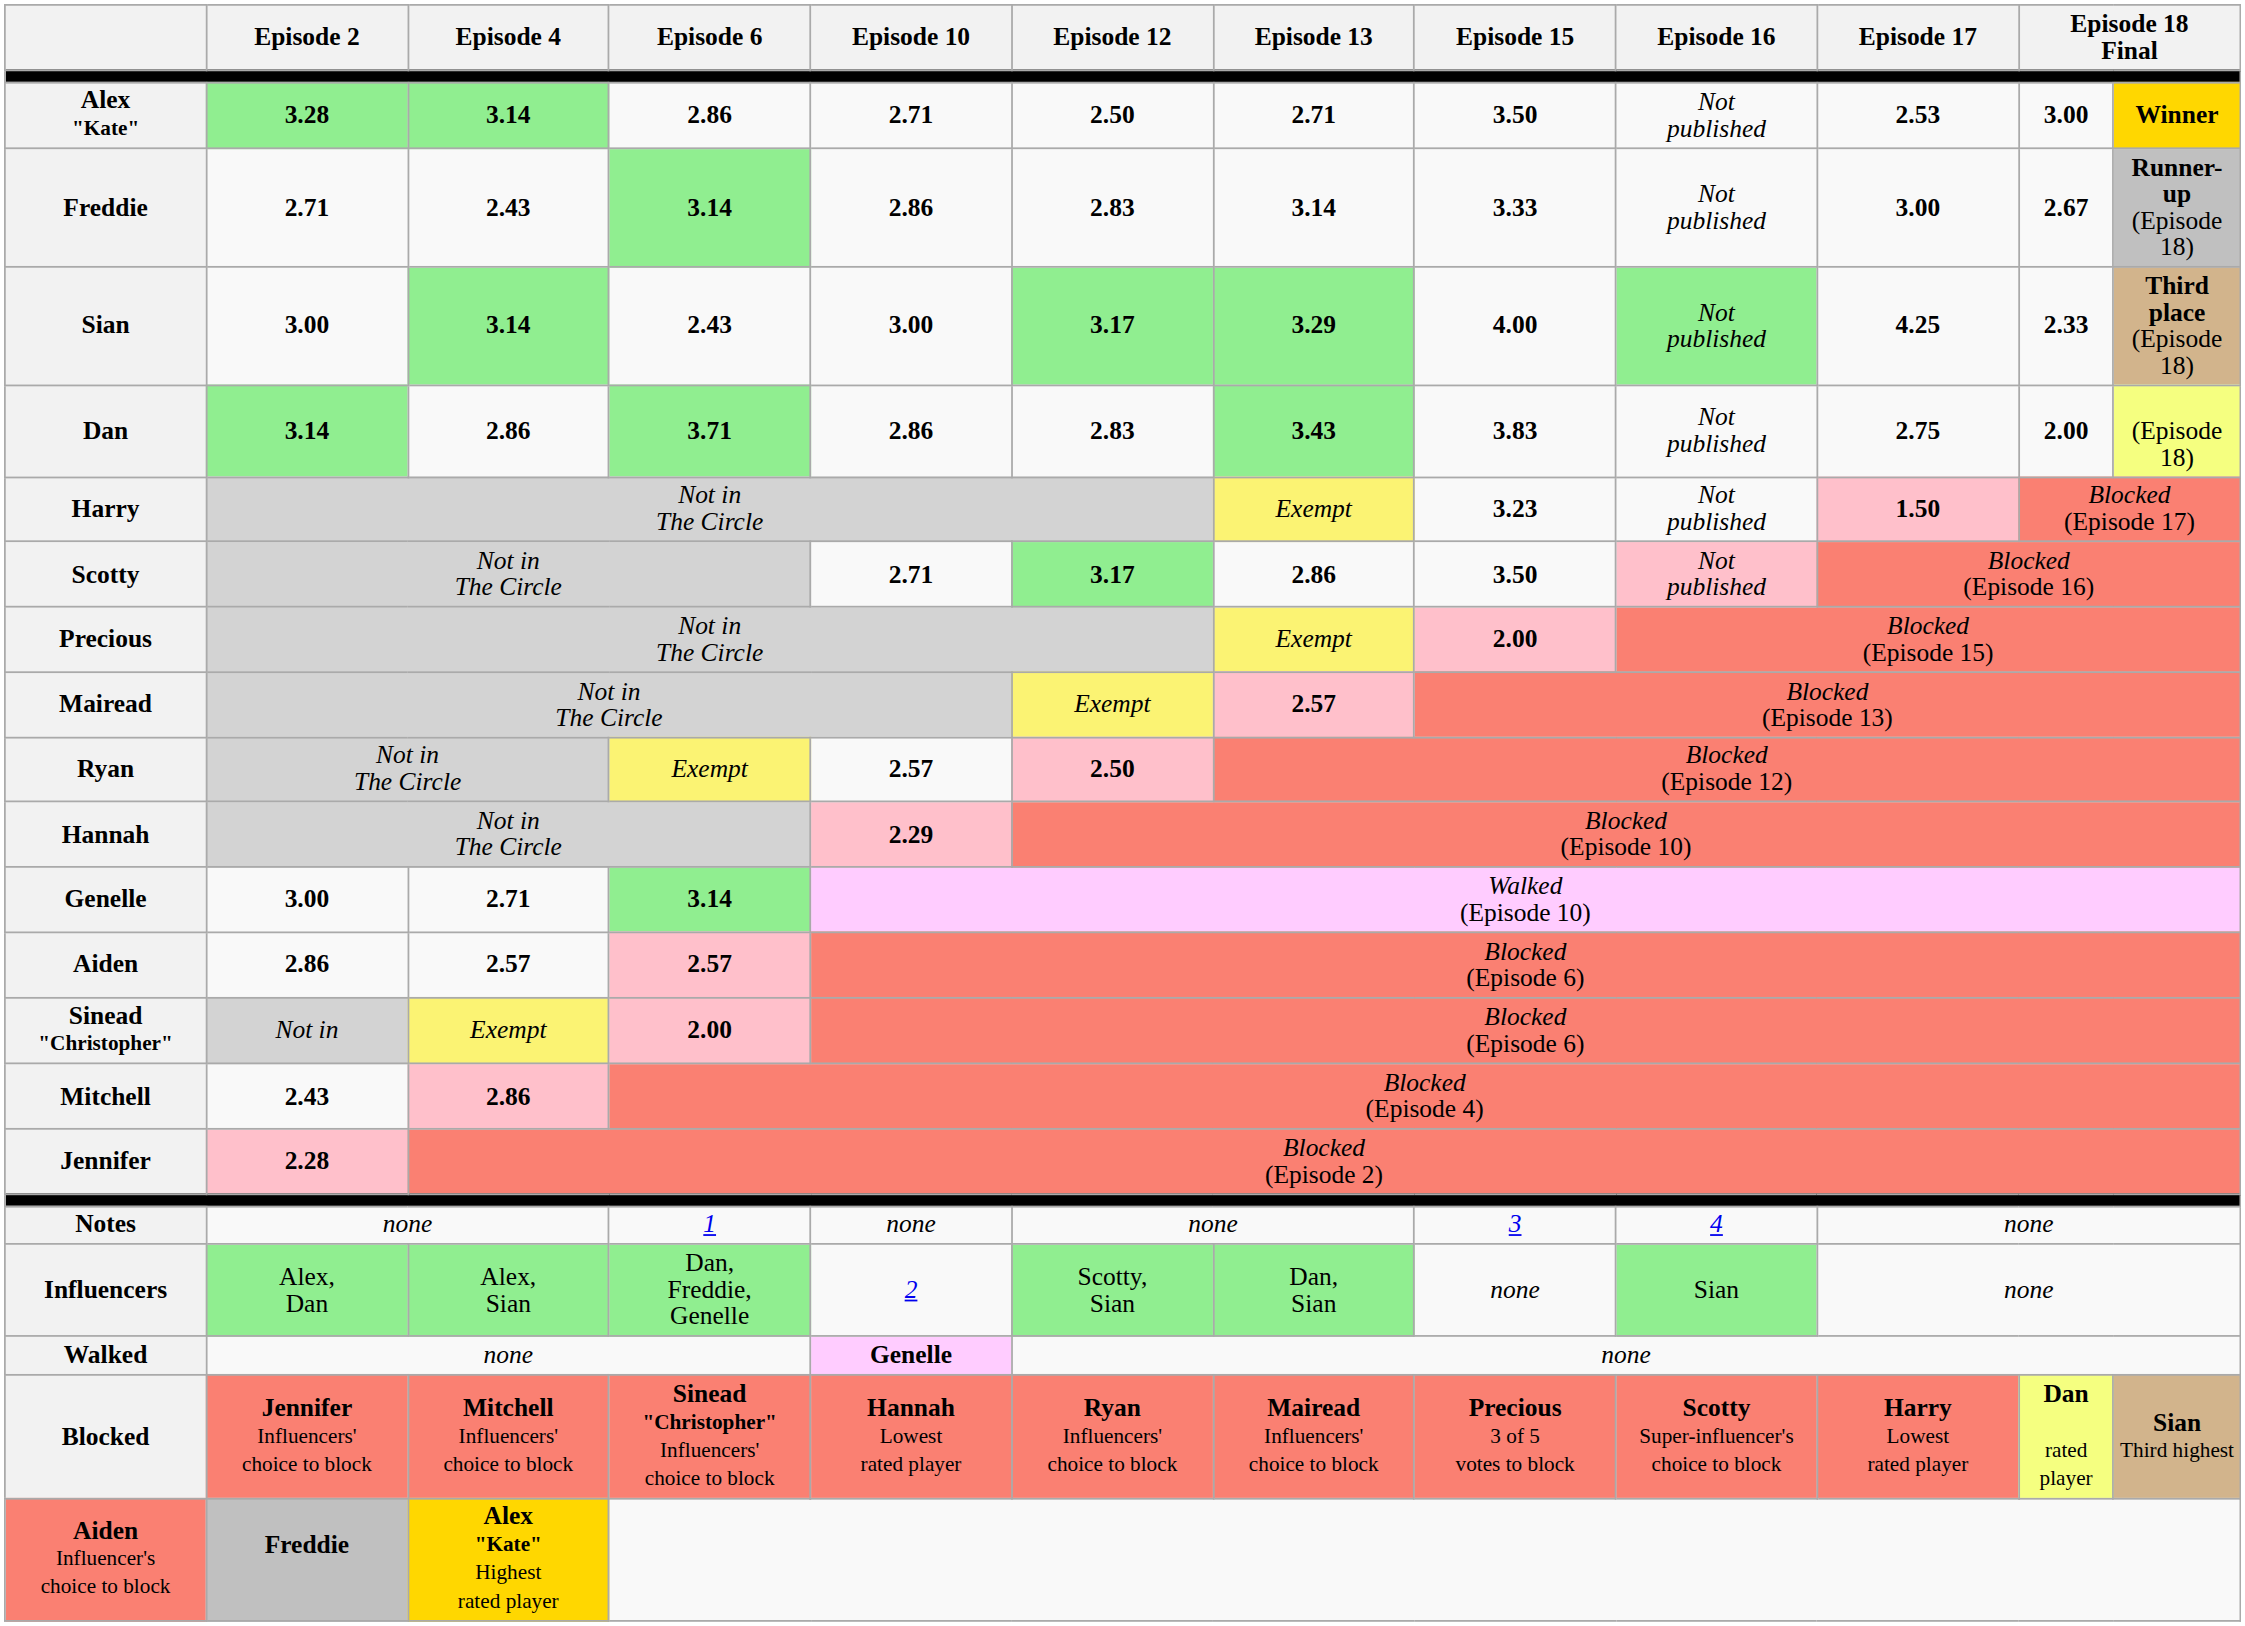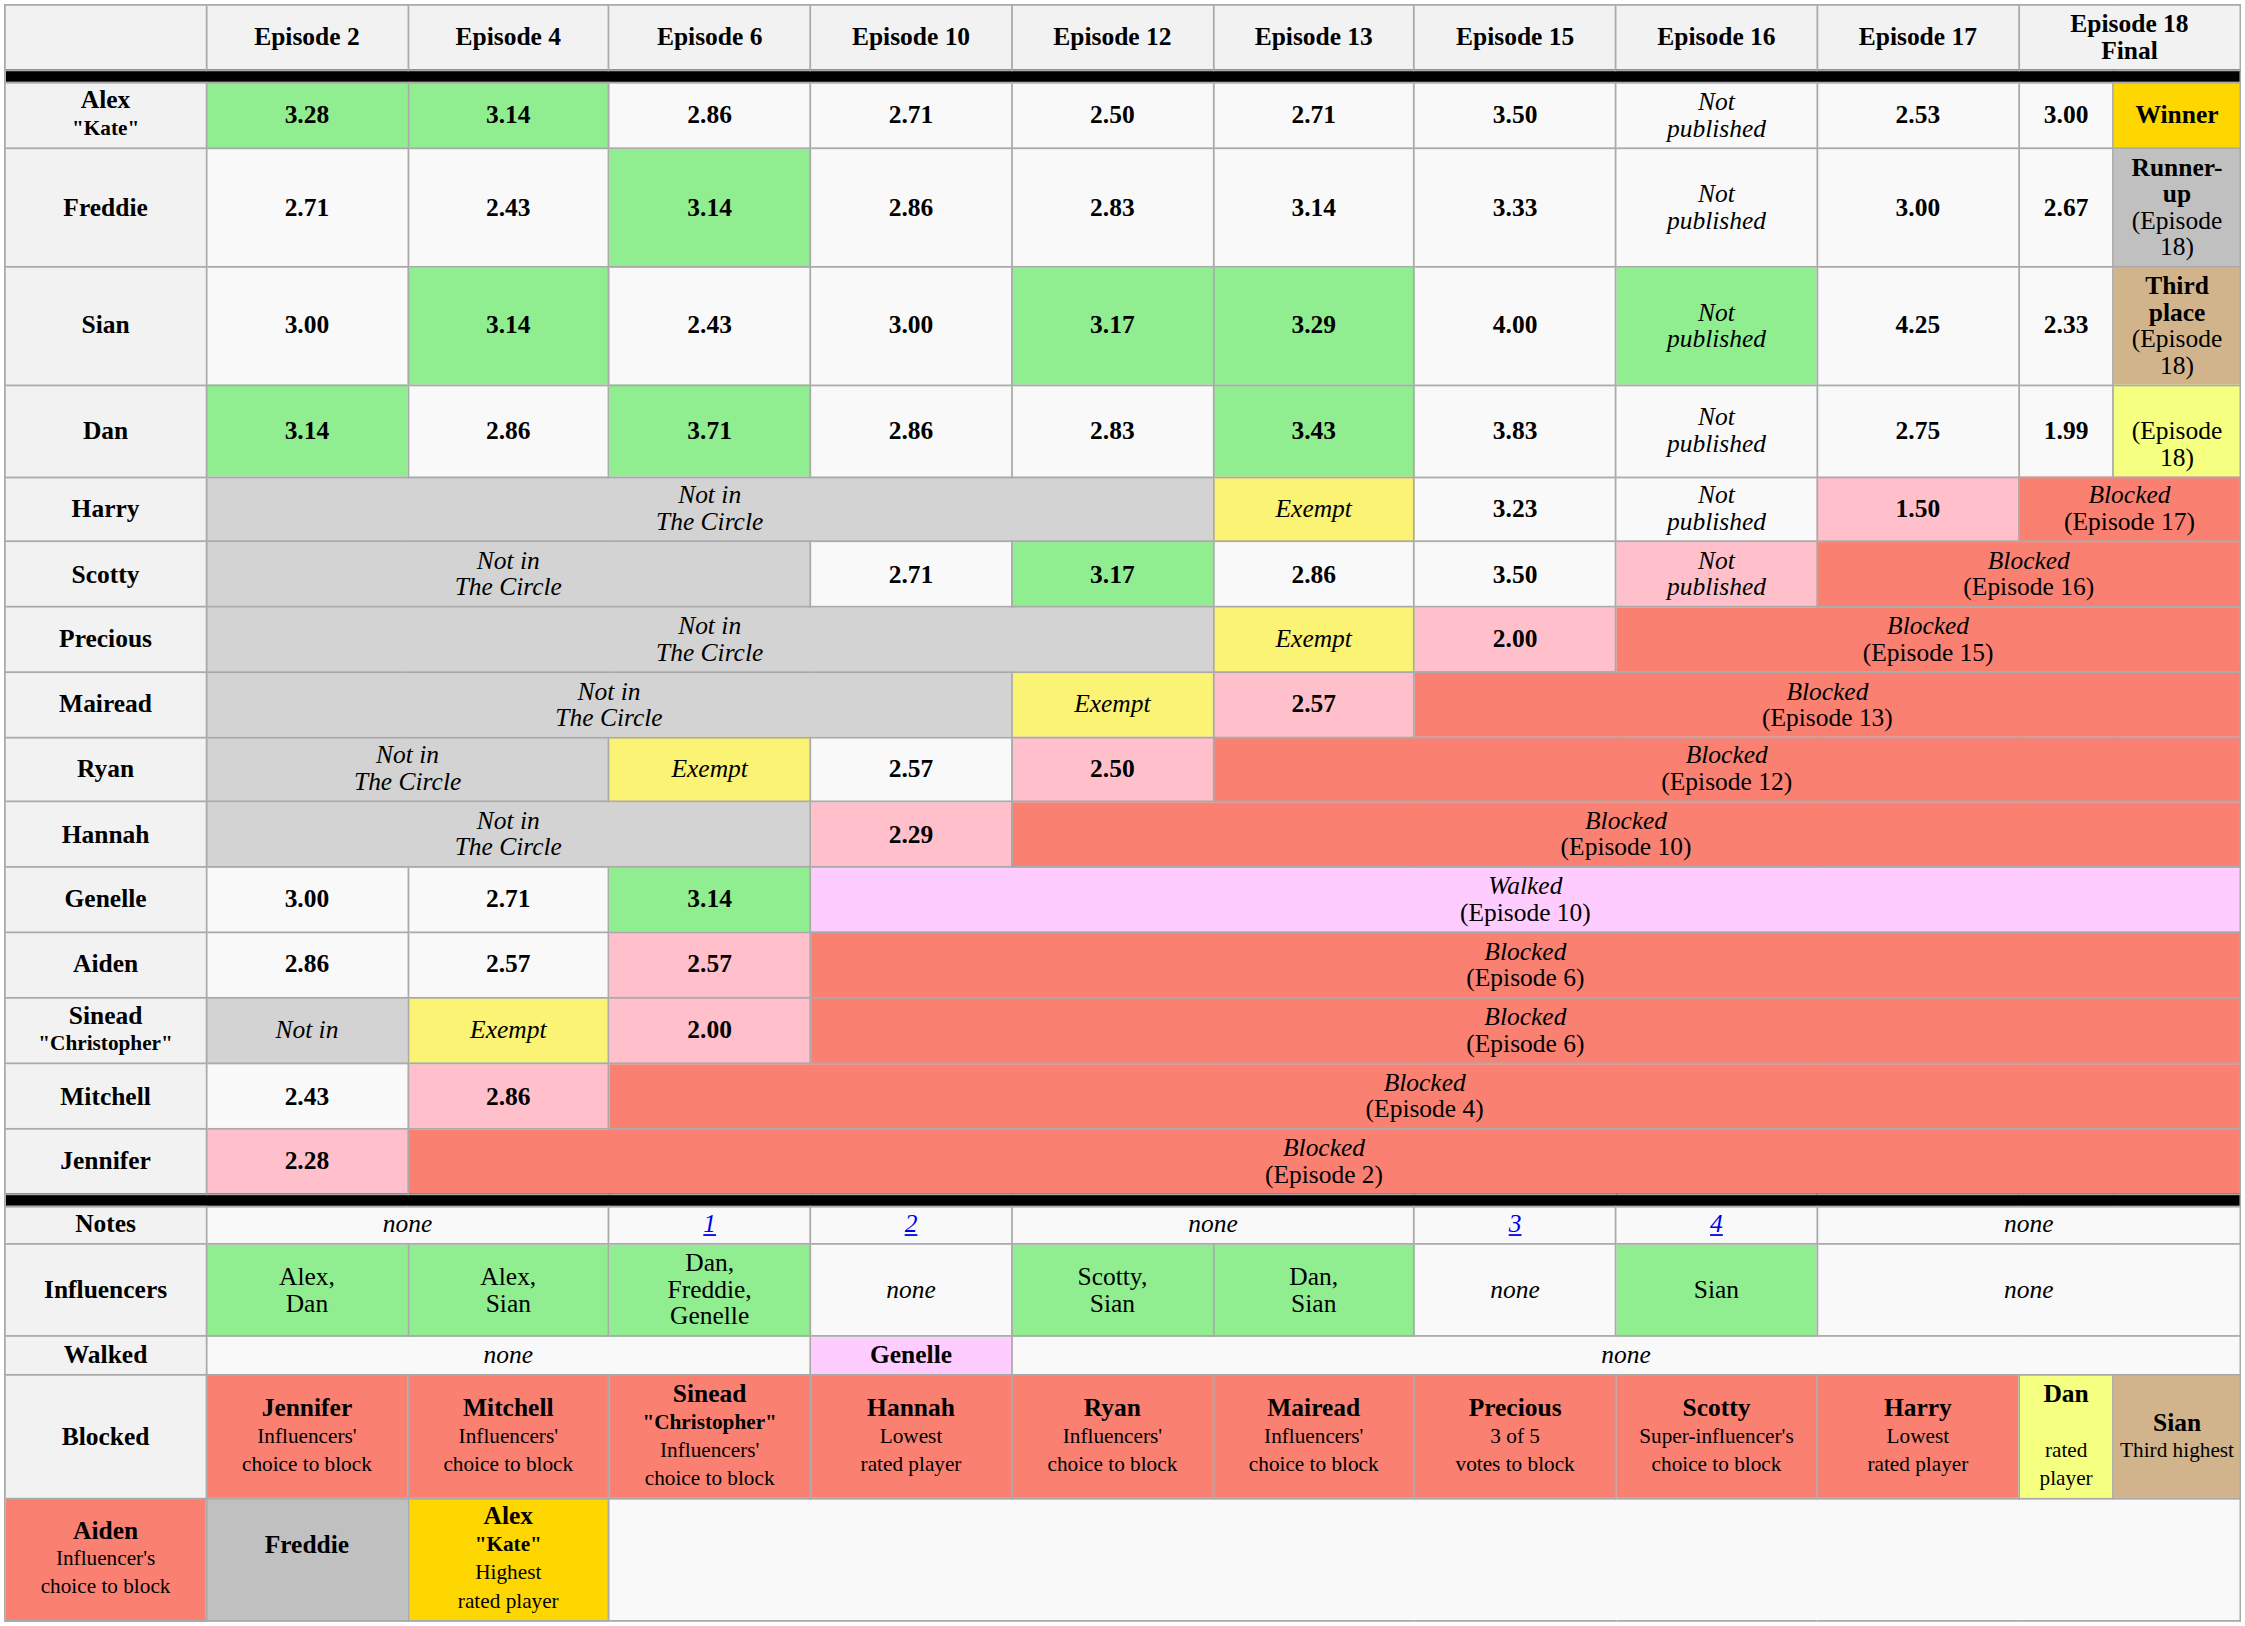(2066, 430) 2.00 -> (2066, 430) 1.99
(911, 1225) none -> (911, 1225) 2
(911, 1290) 2 -> (911, 1290) none
